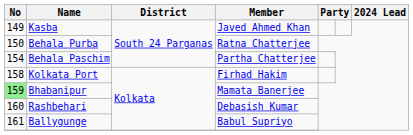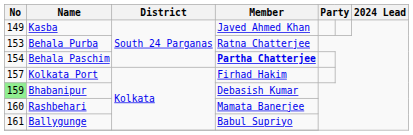(15, 44) 150 -> (15, 44) 153
(267, 59) normal -> (267, 59) bold
(15, 75) 158 -> (15, 75) 157
(261, 91) Mamata Banerjee -> (258, 91) Debasish Kumar
(258, 106) Debasish Kumar -> (261, 106) Mamata Banerjee
